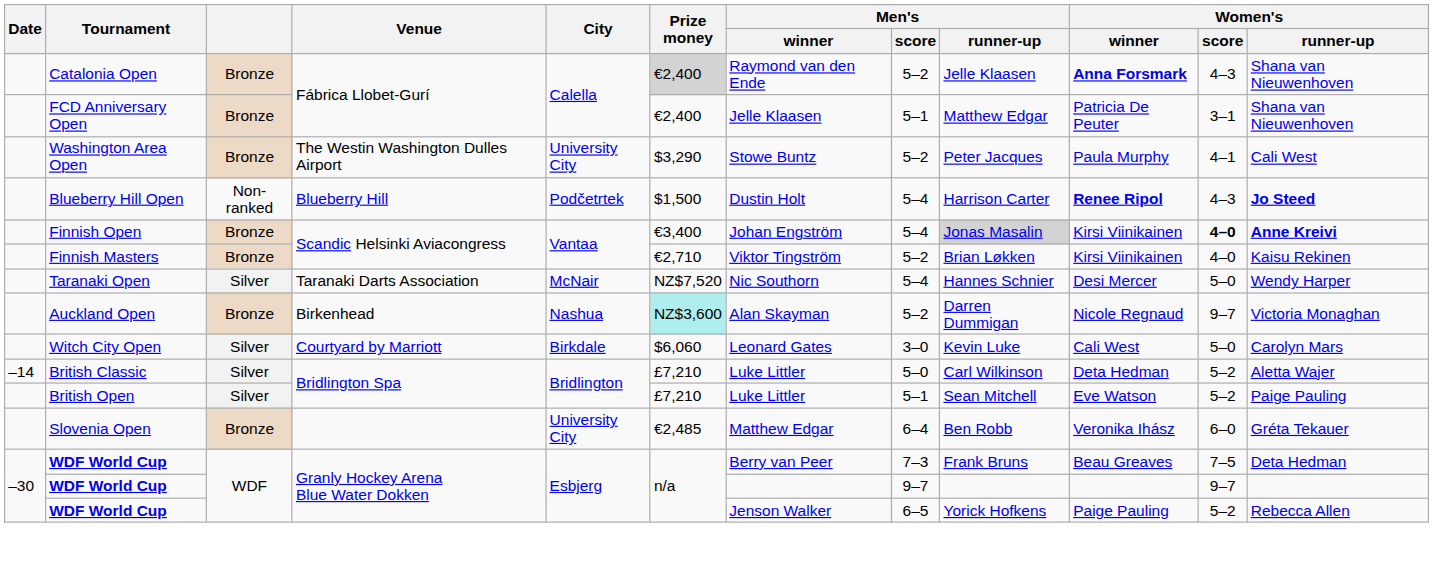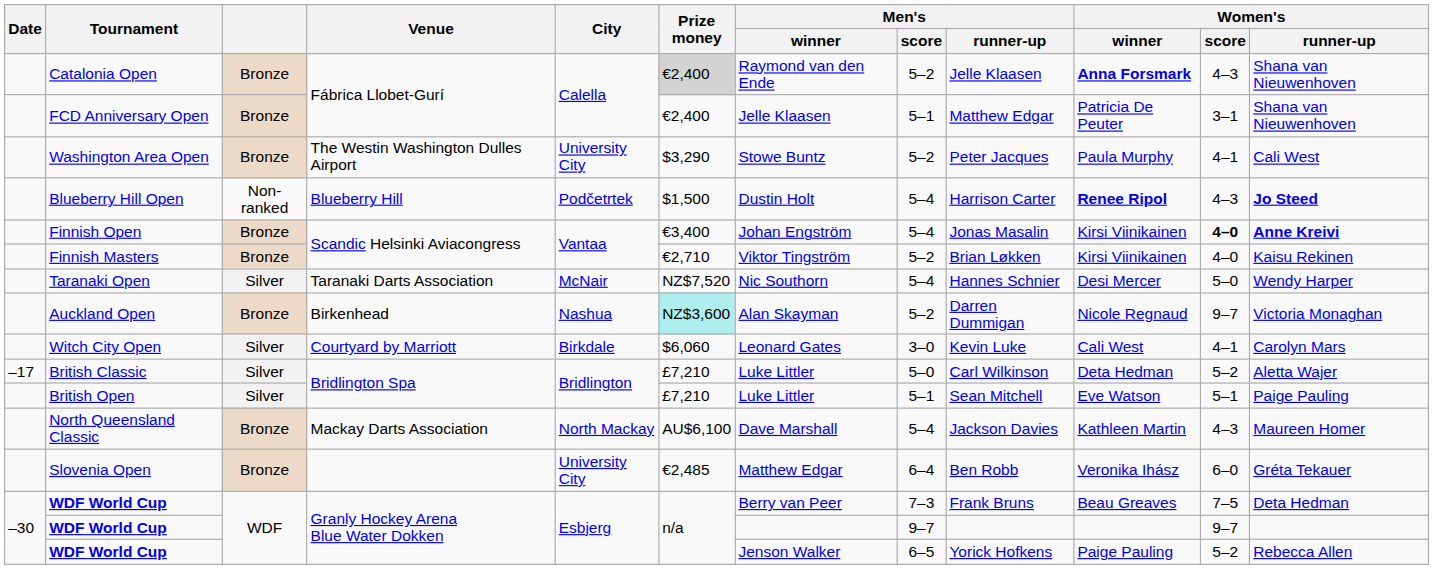(993, 231) lightgrey background -> (999, 231) no background
(1223, 346) 5–0 -> (1225, 346) 4–1
(21, 371) –14 -> (21, 371) –17
(1223, 395) 5–2 -> (1225, 395) 5–1
+ row: (112, 428)
